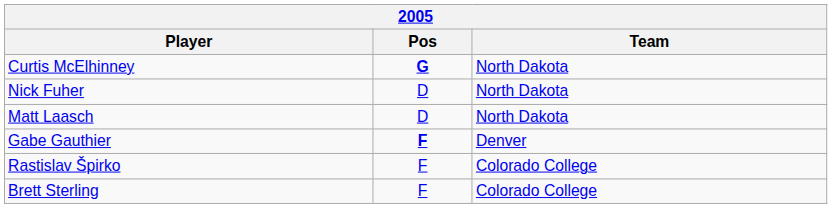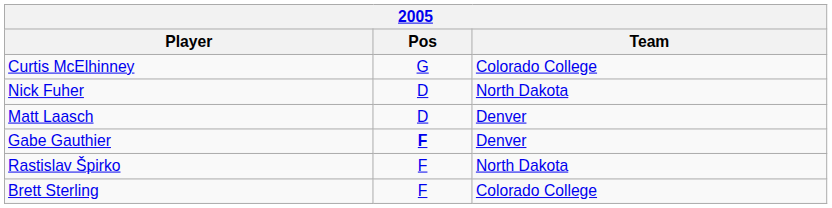(423, 66) bold -> (423, 66) normal
(522, 66) North Dakota -> (536, 66) Colorado College
(522, 116) North Dakota -> (501, 116) Denver
(536, 166) Colorado College -> (522, 166) North Dakota
